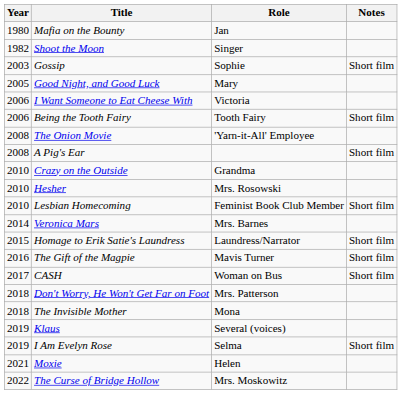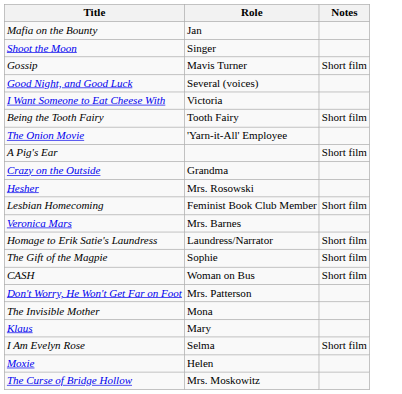- column: (18, 13)
(230, 65) Sophie -> (217, 65) Mavis Turner
(226, 83) Mary -> (223, 83) Several (voices)
(244, 258) Mavis Turner -> (202, 258) Sophie
(250, 328) Several (voices) -> (199, 328) Mary
